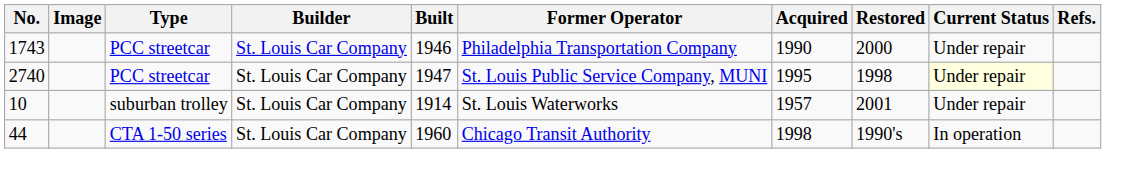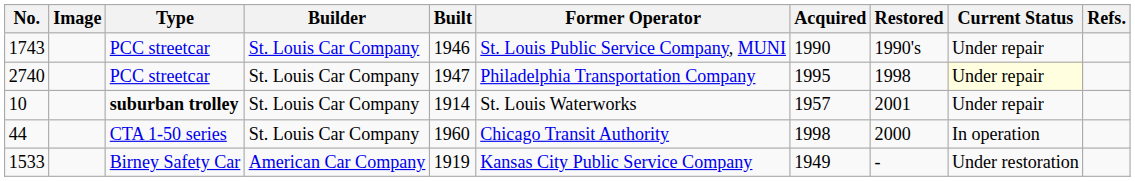(599, 47) Philadelphia Transportation Company -> (633, 47) St. Louis Public Service Company, MUNI
(874, 47) 2000 -> (898, 47) 1990's
(615, 76) St. Louis Public Service Company, MUNI -> (618, 76) Philadelphia Transportation Company
(169, 104) normal -> (174, 104) bold
(879, 133) 1990's -> (893, 133) 2000
+ row: (27, 162)
